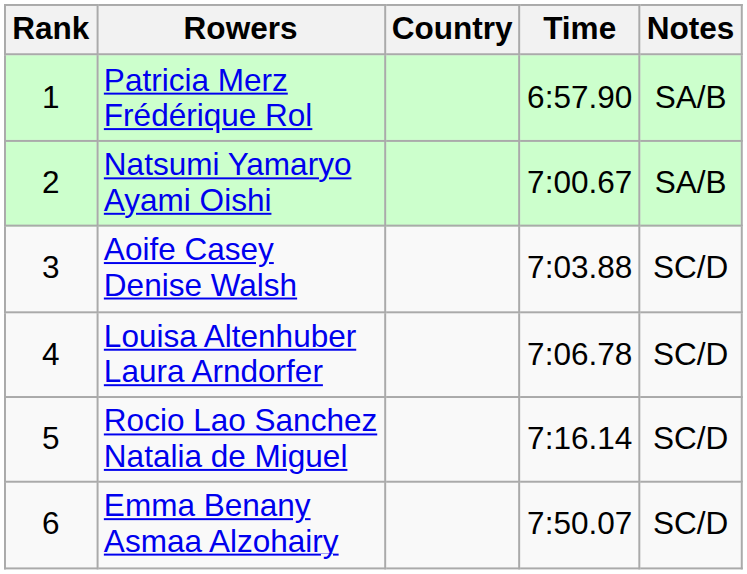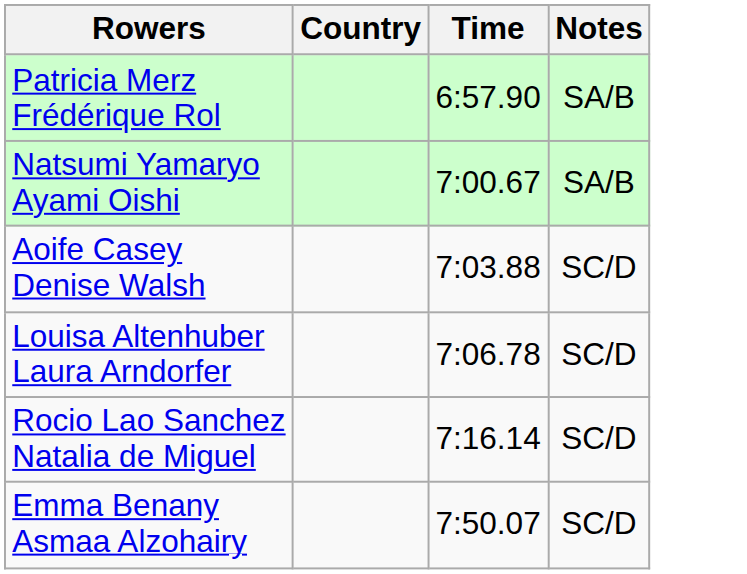- column: (51, 29)
